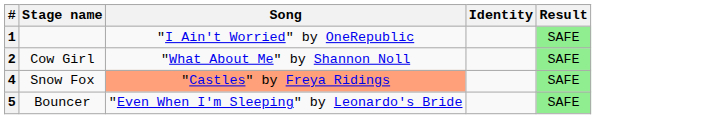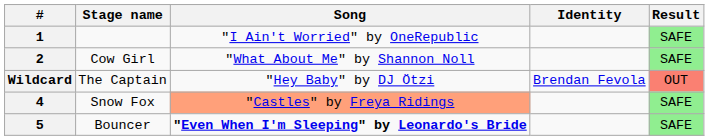+ row: (40, 81)
(286, 103) normal -> (350, 125) bold
